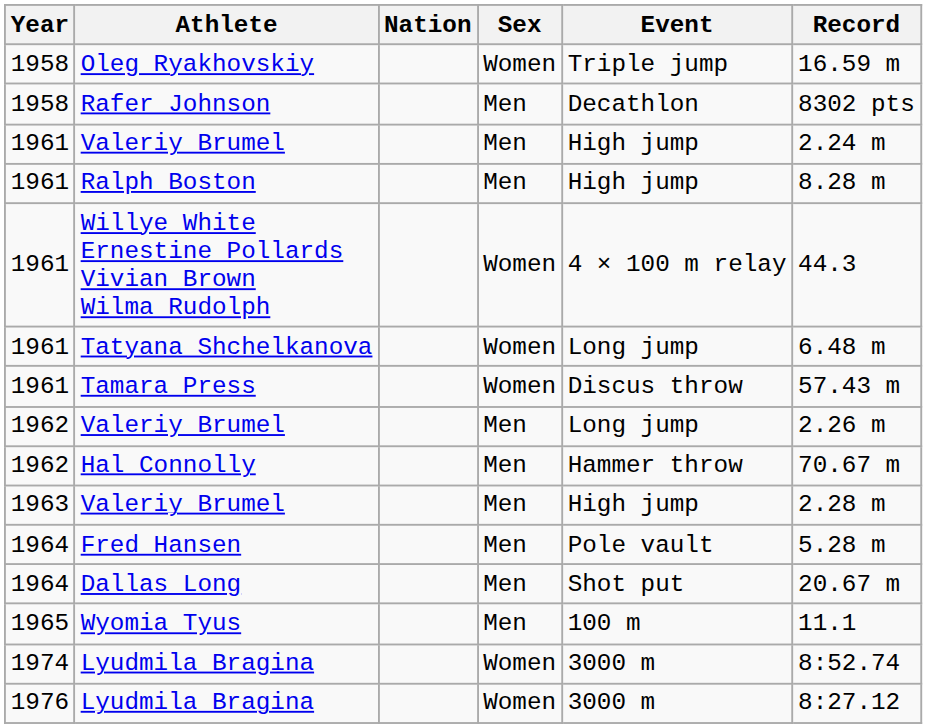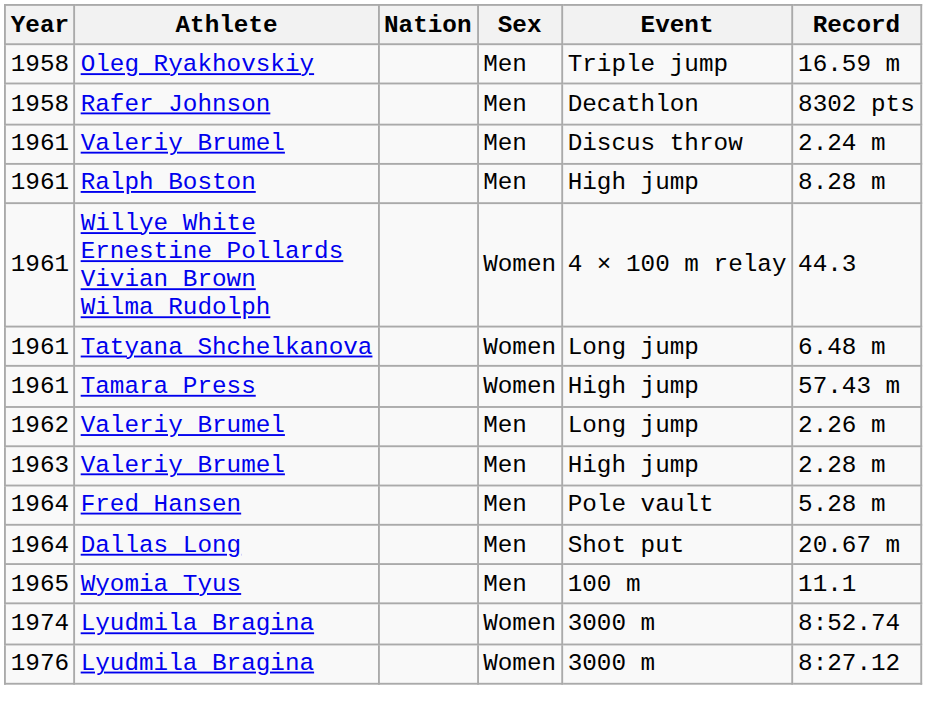(520, 64) Women -> (505, 64) Men
(633, 144) High jump -> (655, 144) Discus throw
(655, 386) Discus throw -> (633, 386) High jump
- row: (40, 465)
